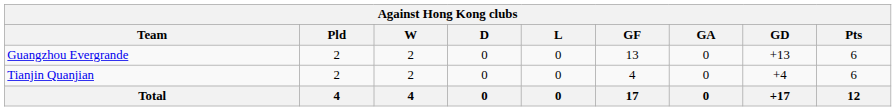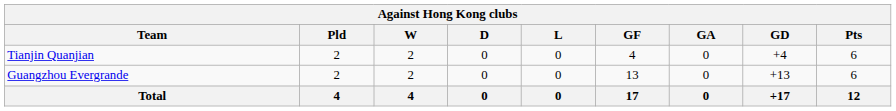rows swapped: (68, 55) <-> (51, 75)
